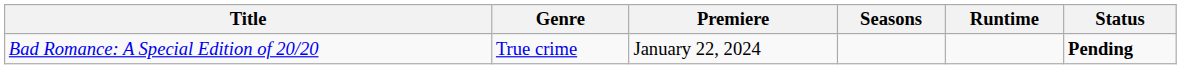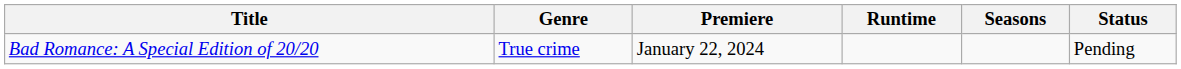columns swapped: (891, 19) <-> (1004, 19)
(1101, 48) bold -> (1104, 48) normal
